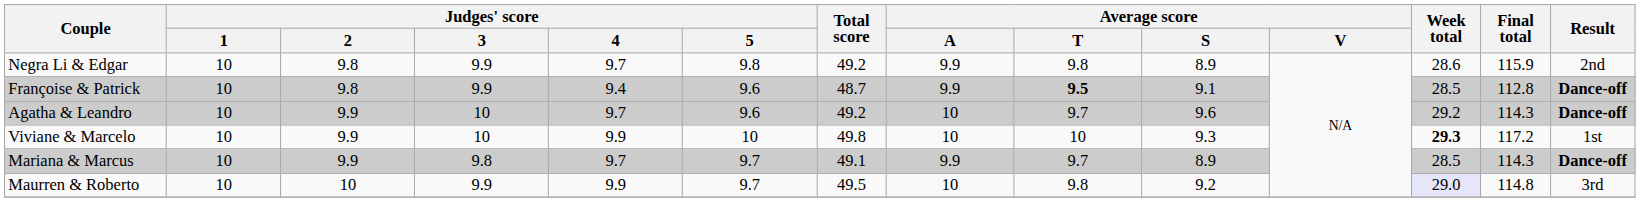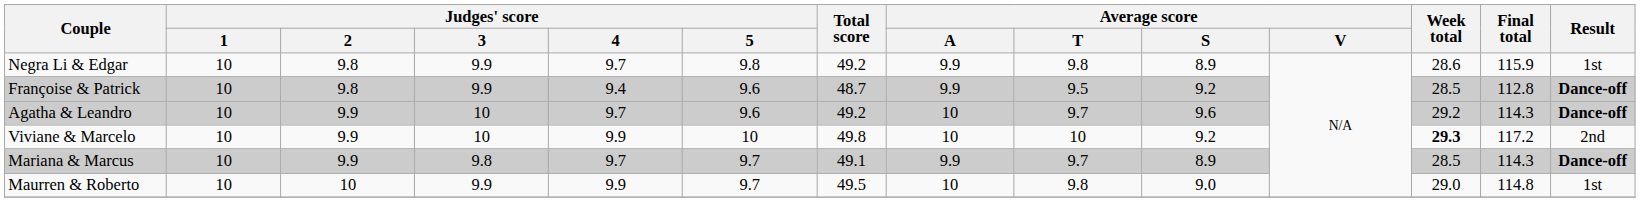(1593, 64) 2nd -> (1593, 64) 1st
(1078, 88) bold -> (1078, 88) normal
(1206, 88) 9.1 -> (1206, 88) 9.2
(1206, 136) 9.3 -> (1206, 136) 9.2
(1593, 136) 1st -> (1593, 136) 2nd
(1206, 185) 9.2 -> (1206, 185) 9.0
(1446, 185) lavender background -> (1446, 185) no background
(1593, 185) 3rd -> (1593, 185) 1st
